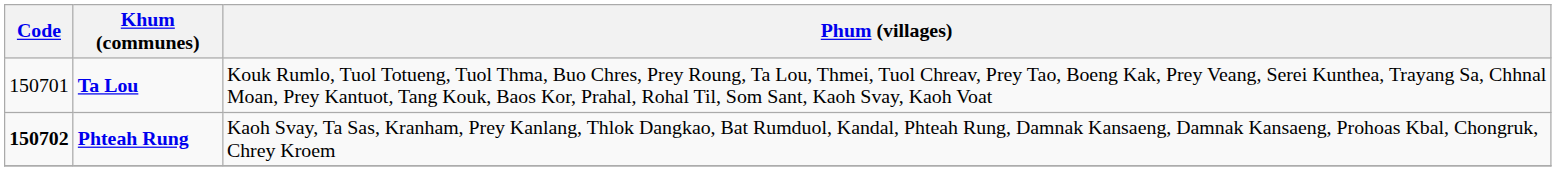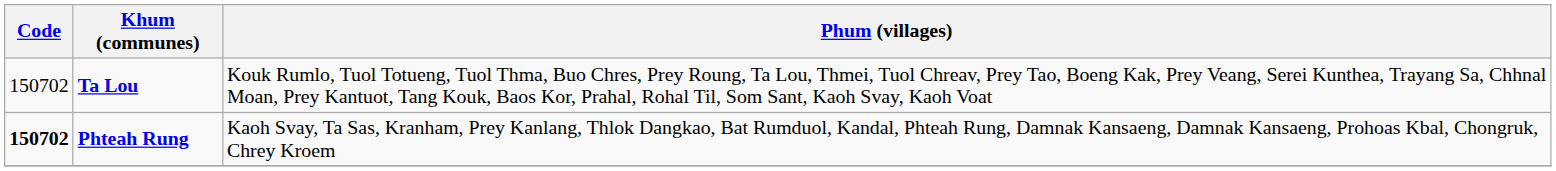(39, 85) 150701 -> (39, 85) 150702
